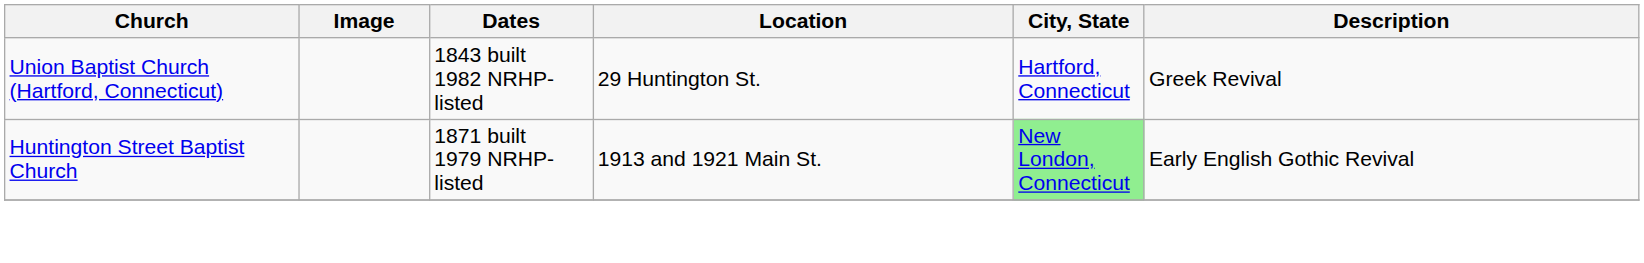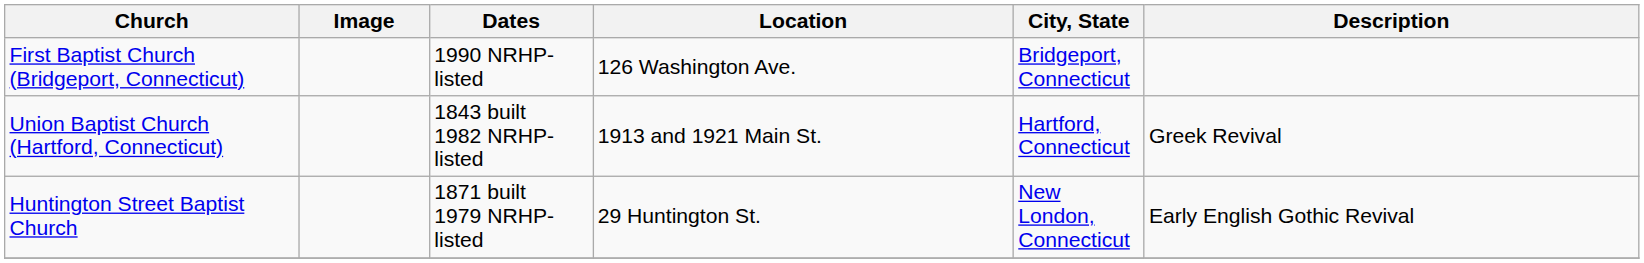+ row: (127, 66)
(679, 78) 29 Huntington St. -> (710, 135) 1913 and 1921 Main St.
(710, 159) 1913 and 1921 Main St. -> (679, 216) 29 Huntington St.
(1074, 159) lightgreen background -> (1074, 216) no background
